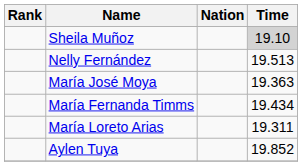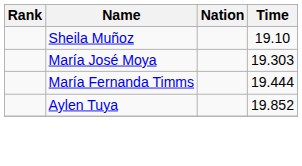(272, 37) lightgrey background -> (272, 37) no background
- row: (100, 60)
(272, 82) 19.363 -> (272, 60) 19.303
(272, 104) 19.434 -> (272, 82) 19.444
- row: (106, 127)
